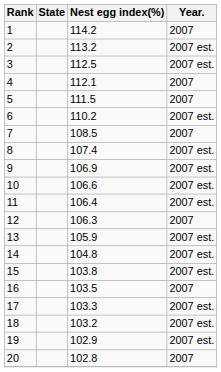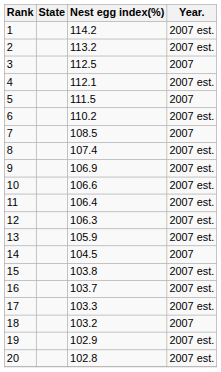(182, 30) 2007 -> (192, 30) 2007 est.
(192, 64) 2007 est. -> (182, 64) 2007
(182, 82) 2007 -> (192, 82) 2007 est.
(182, 220) 2007 -> (192, 220) 2007 est.
(84, 254) 104.8 -> (84, 254) 104.5
(192, 254) 2007 est. -> (182, 254) 2007
(84, 289) 103.5 -> (84, 289) 103.7
(182, 289) 2007 -> (192, 289) 2007 est.
(192, 323) 2007 est. -> (182, 323) 2007
(182, 358) 2007 -> (192, 358) 2007 est.
